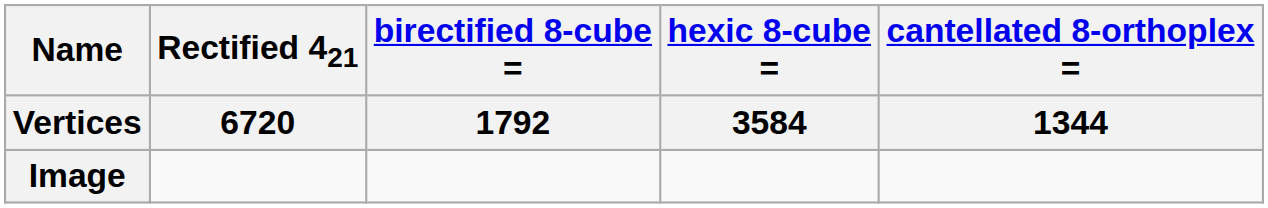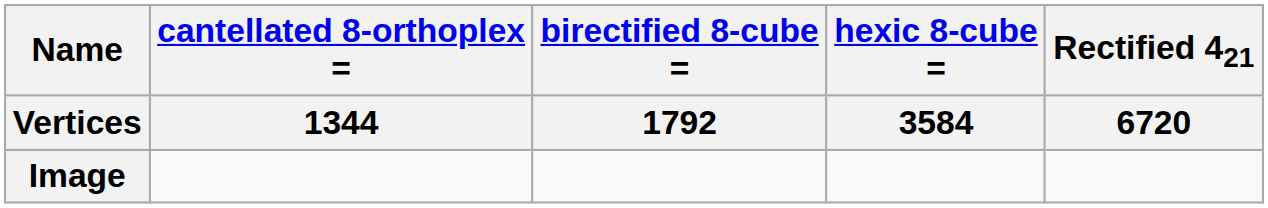columns swapped: (258, 122) <-> (1070, 122)
